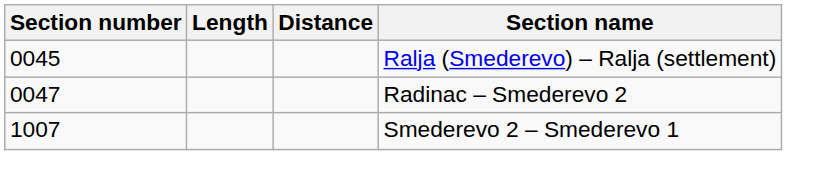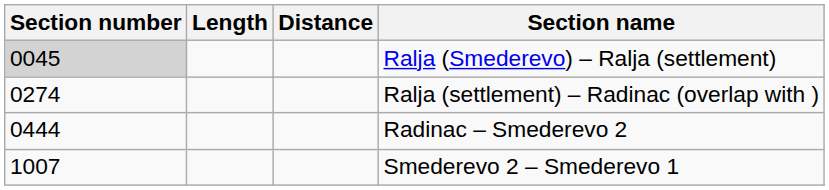(35, 58) no background -> (35, 58) lightgrey background
+ row: (601, 94)
(35, 94) 0047 -> (35, 130) 0444
